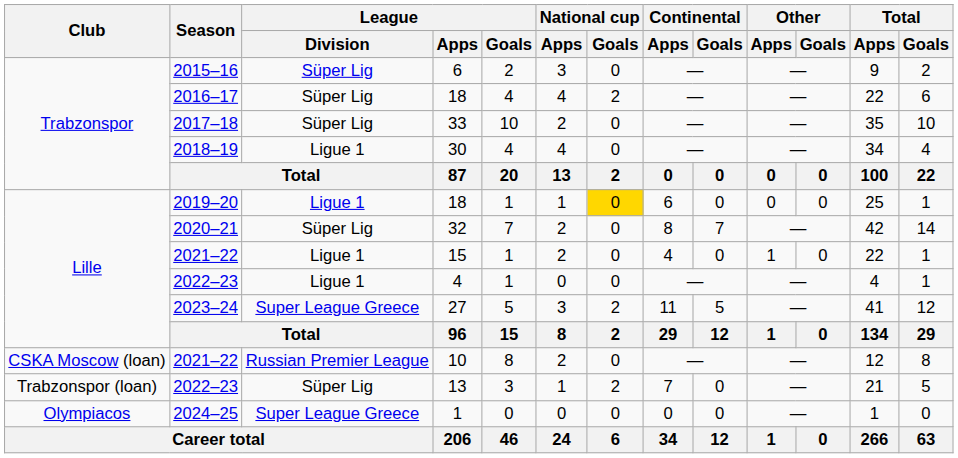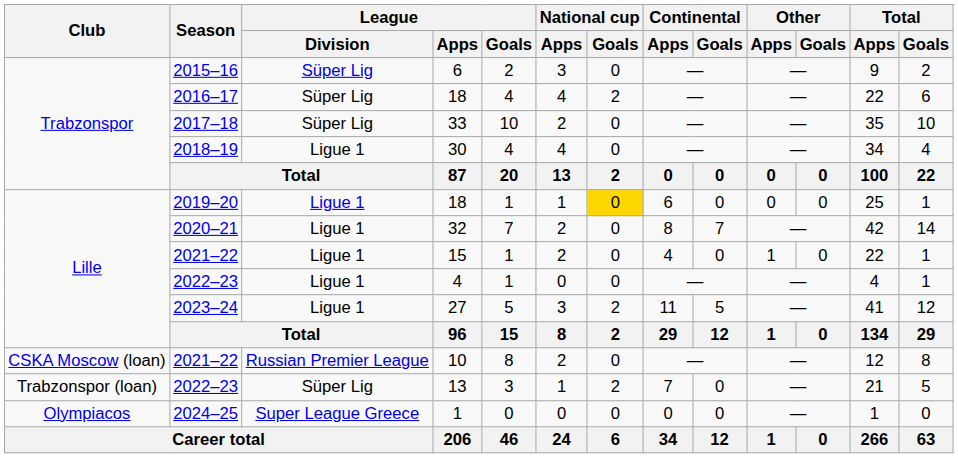(337, 228) Süper Lig -> (337, 228) Ligue 1
(337, 307) Super League Greece -> (337, 307) Ligue 1
